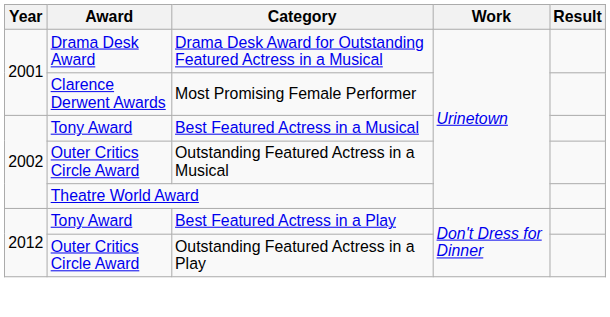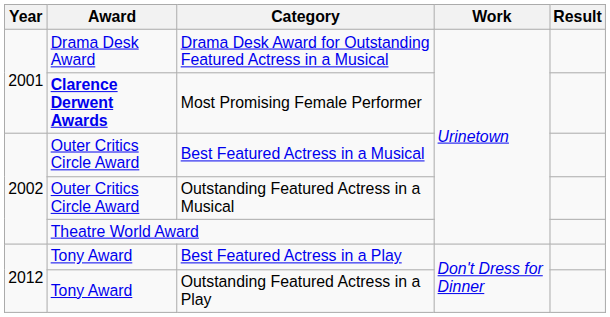(108, 94) normal -> (84, 102) bold
(91, 128) Tony Award -> (95, 154) Outer Critics Circle Award
(95, 255) Outer Critics Circle Award -> (91, 290) Tony Award
